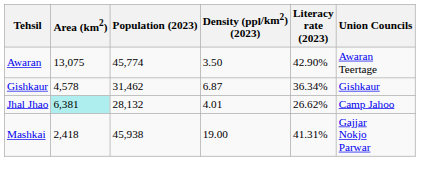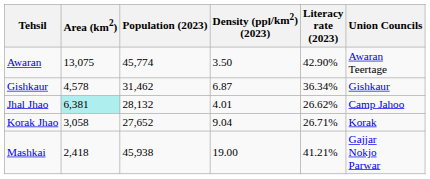+ row: (33, 122)
(310, 134) 41.31% -> (320, 152) 41.21%
